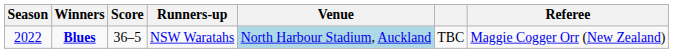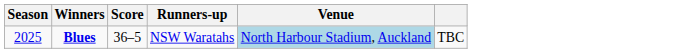- column: (568, 15)
(28, 37) 2022 -> (28, 37) 2025
